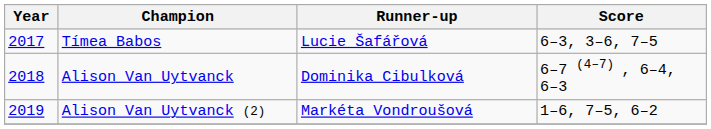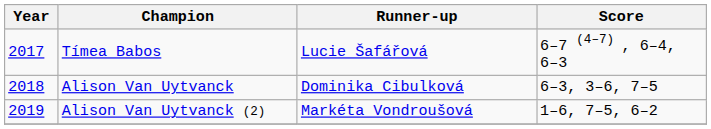(599, 41) 6–3, 3–6, 7–5 -> (608, 52) 6–7 (4–7) , 6–4, 6–3
(608, 77) 6–7 (4–7) , 6–4, 6–3 -> (599, 87) 6–3, 3–6, 7–5
